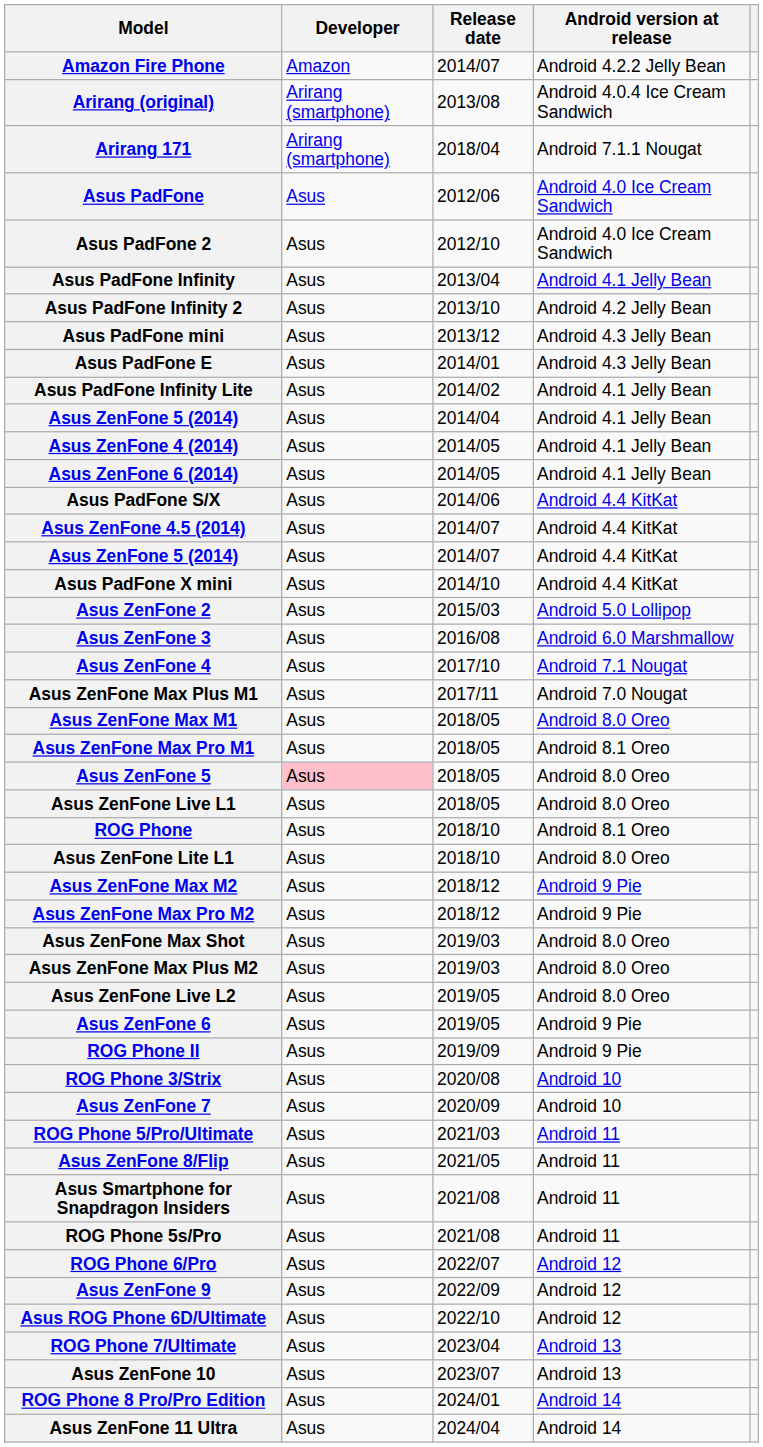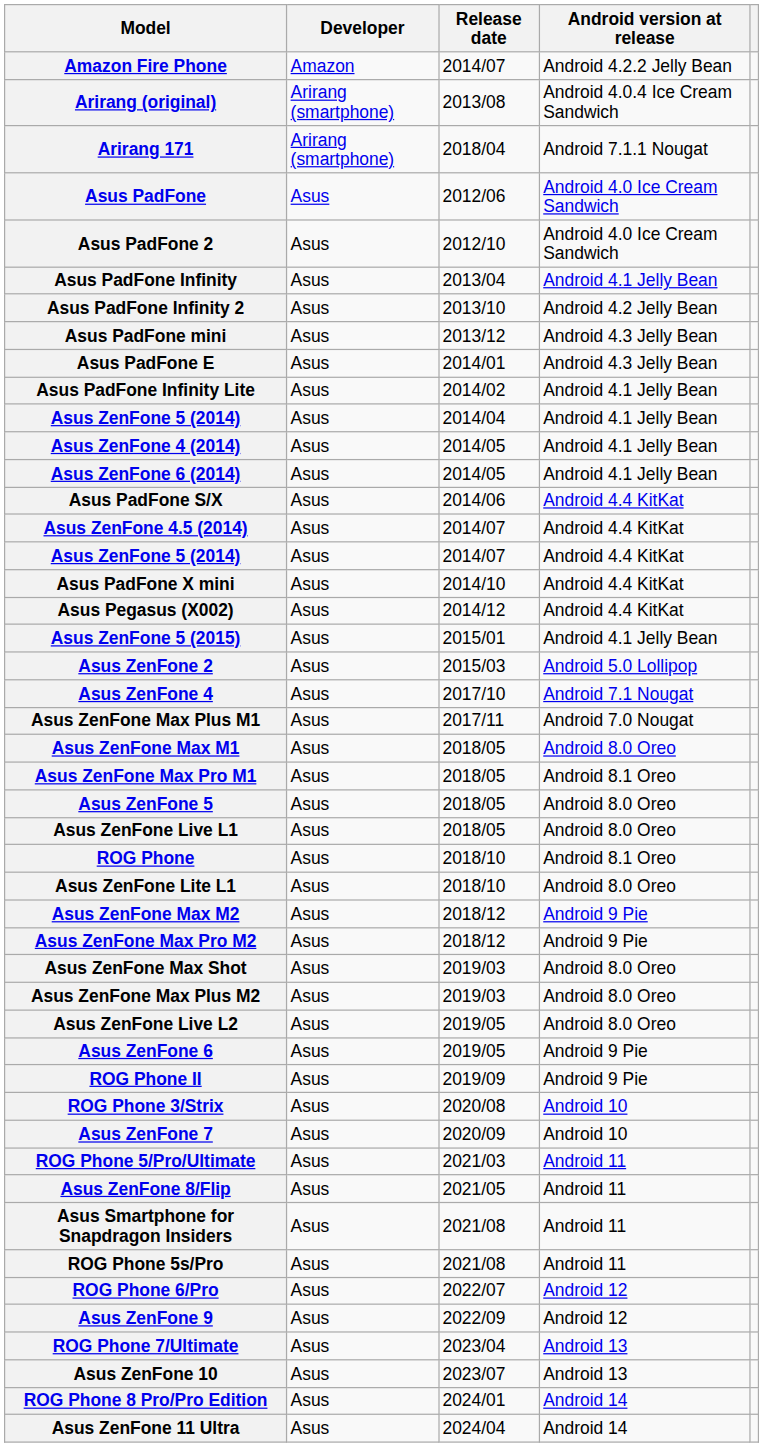+ row: (146, 611)
+ row: (146, 639)
- row: (143, 639)
(306, 776) pink background -> (310, 804) no background
- row: (143, 1319)
